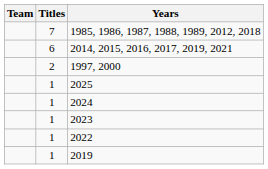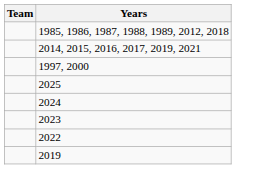- column: (52, 13)
